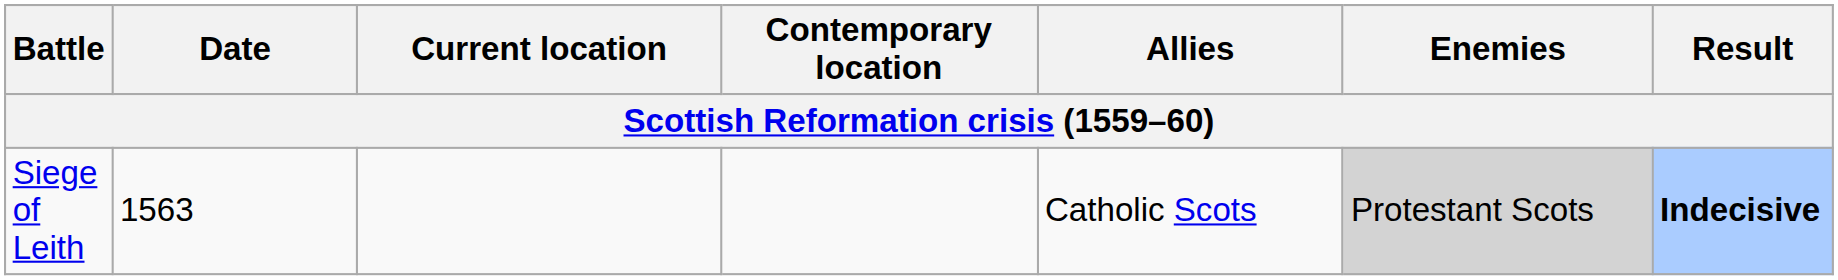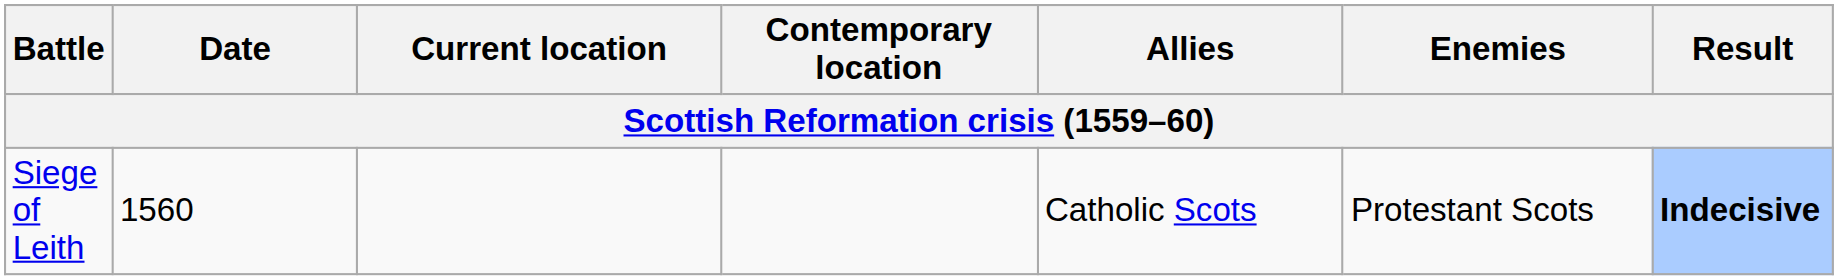(157, 210) 1563 -> (157, 210) 1560
(1472, 210) lightgrey background -> (1472, 210) no background
